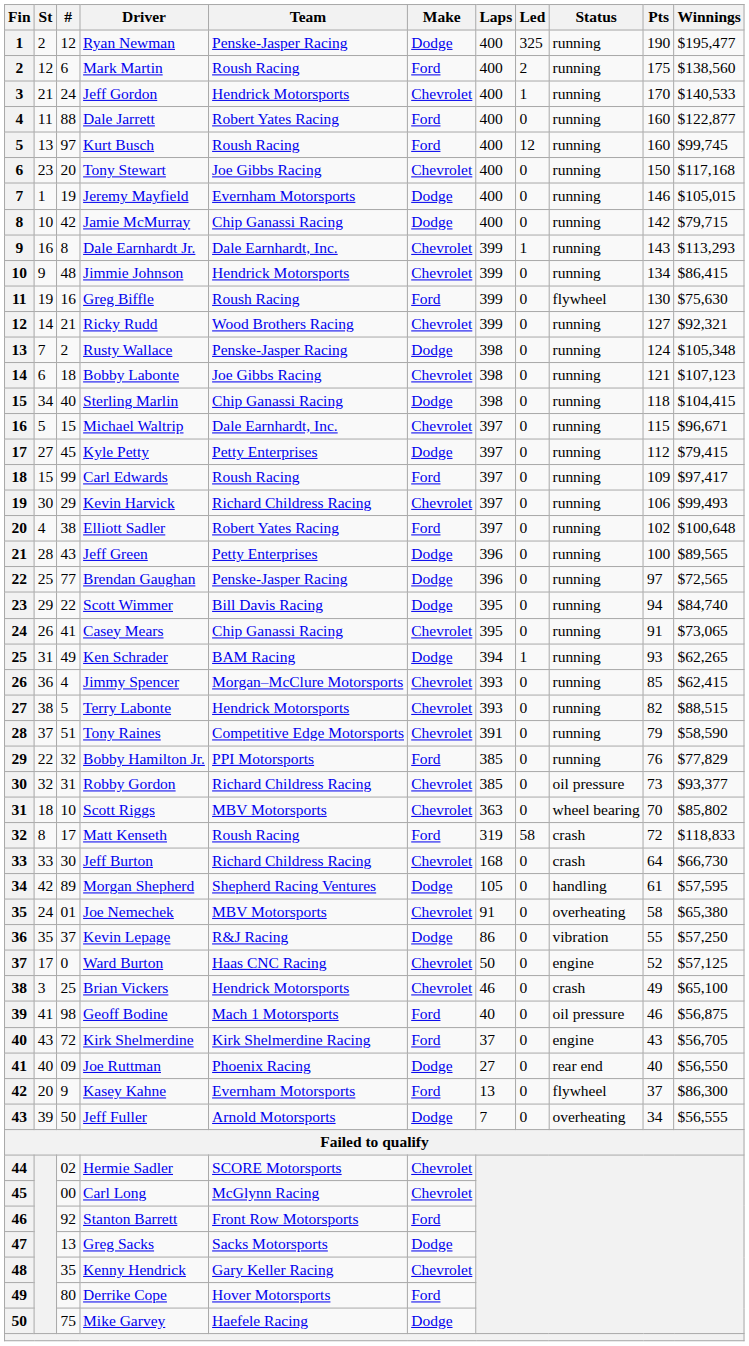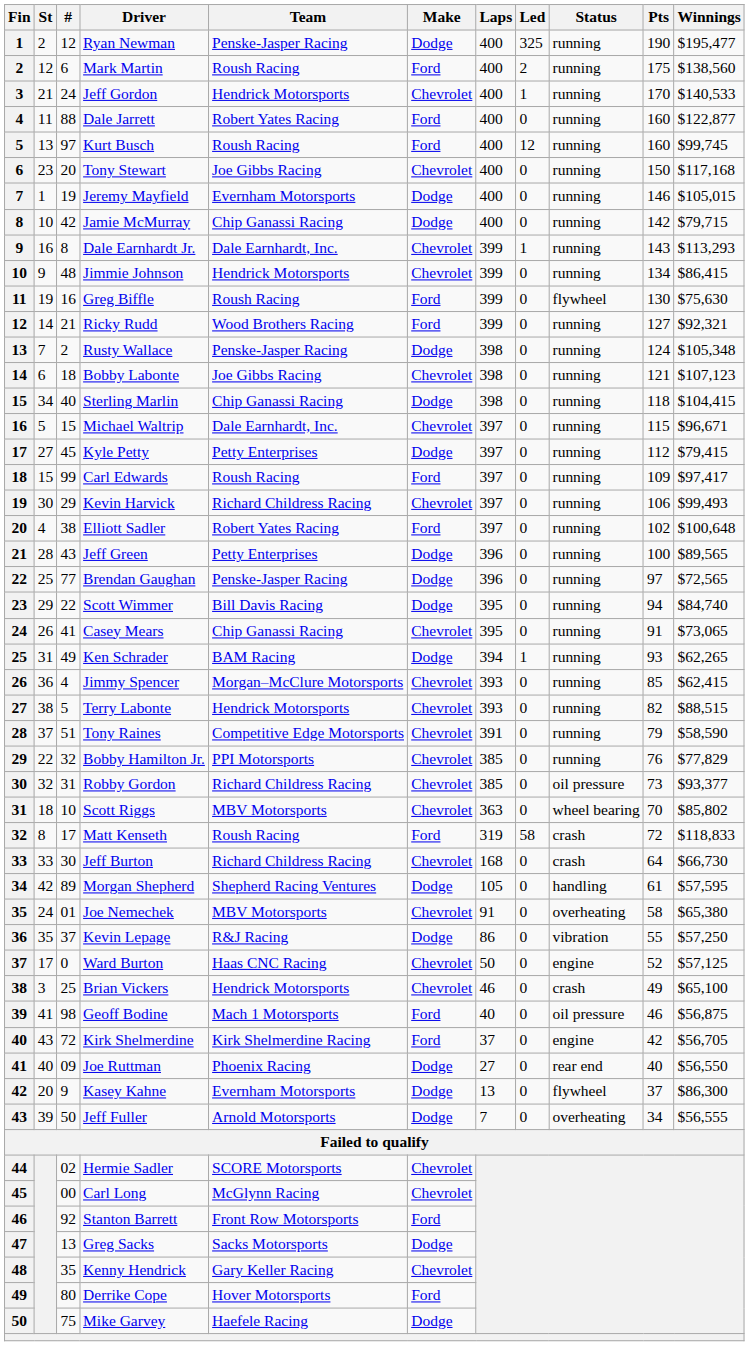(442, 324) Chevrolet -> (426, 324) Ford
(426, 758) Ford -> (442, 758) Chevrolet
(655, 1040) 43 -> (655, 1040) 42
(426, 1091) Ford -> (432, 1091) Dodge
